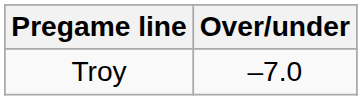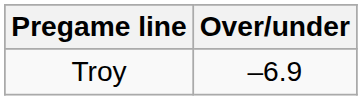(275, 71) –7.0 -> (275, 71) –6.9
